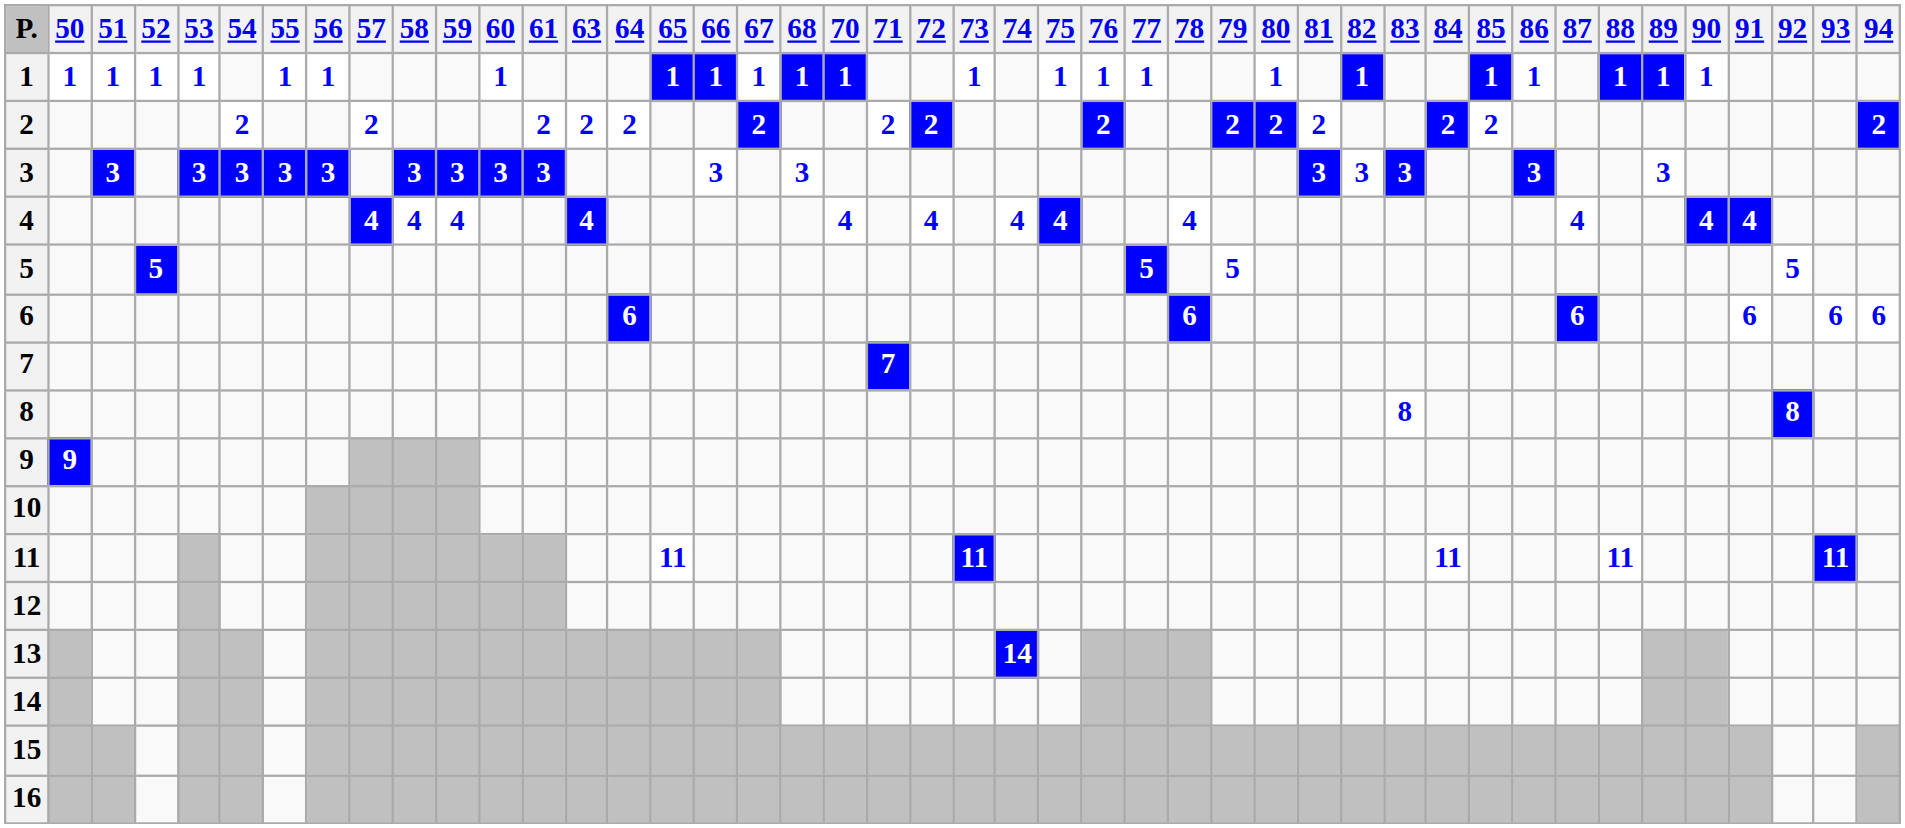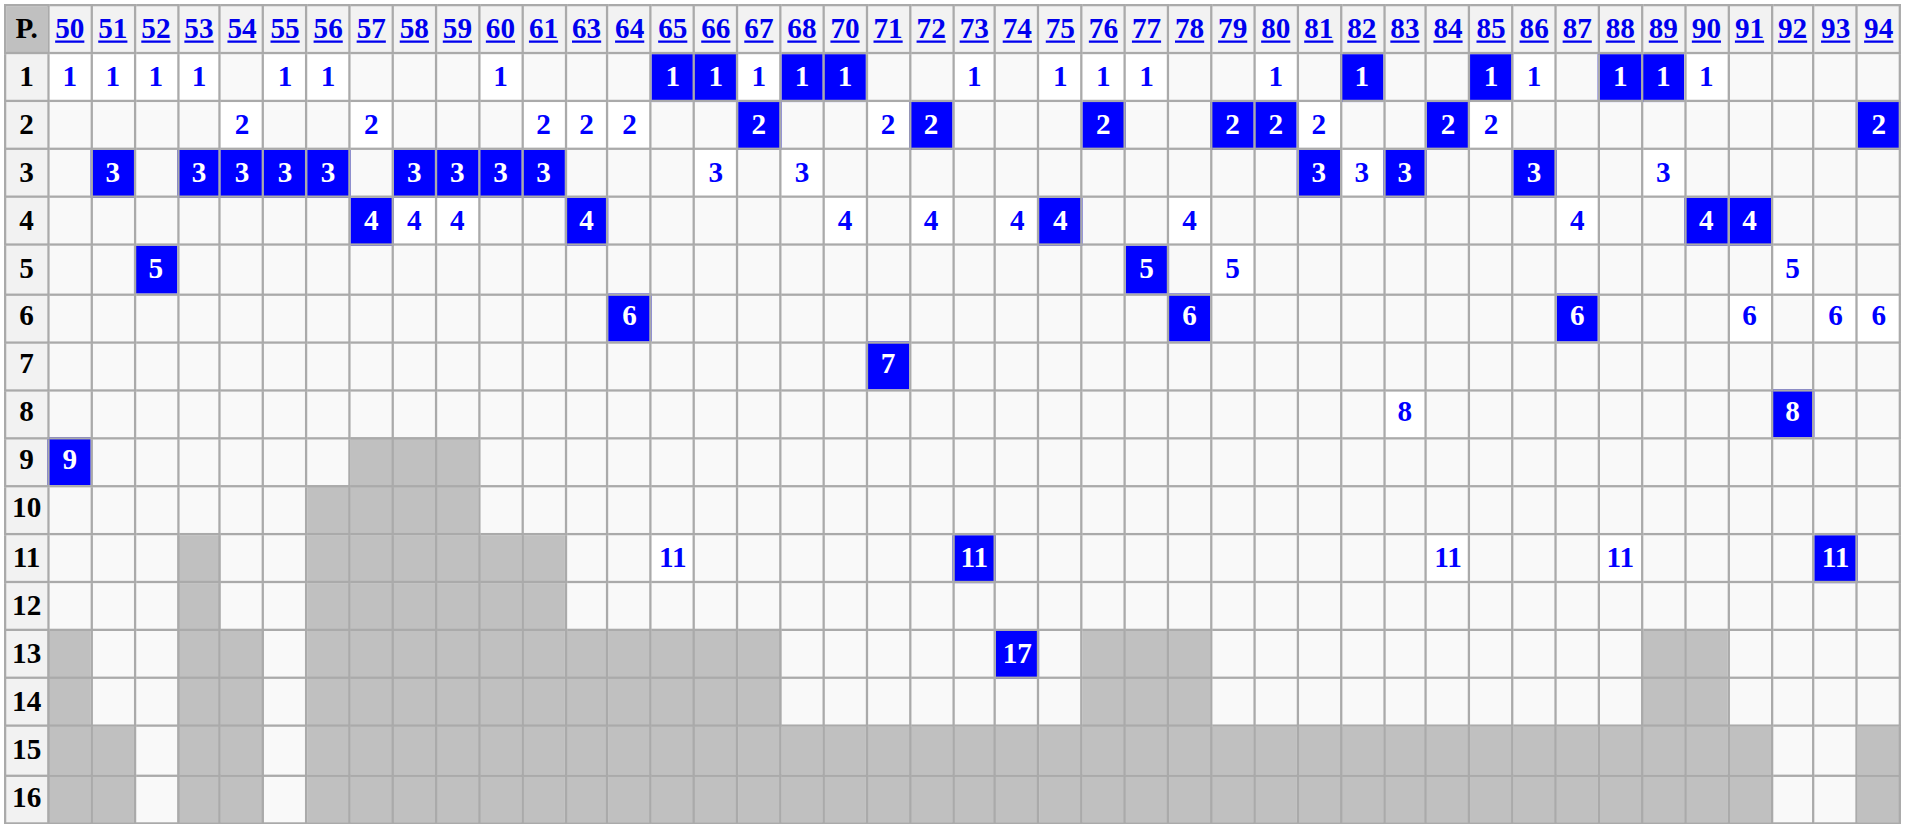(1017, 653) 14 -> (1017, 653) 17
